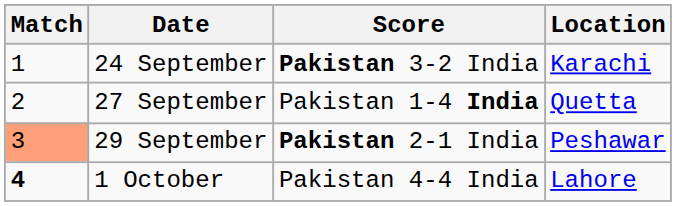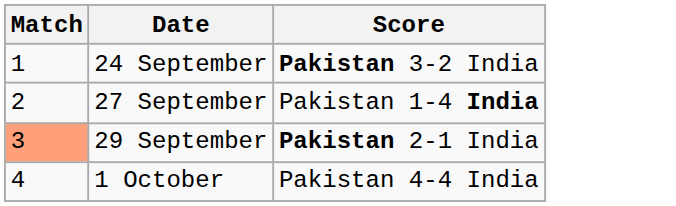- column: (608, 25)
(18, 181) bold -> (18, 181) normal
